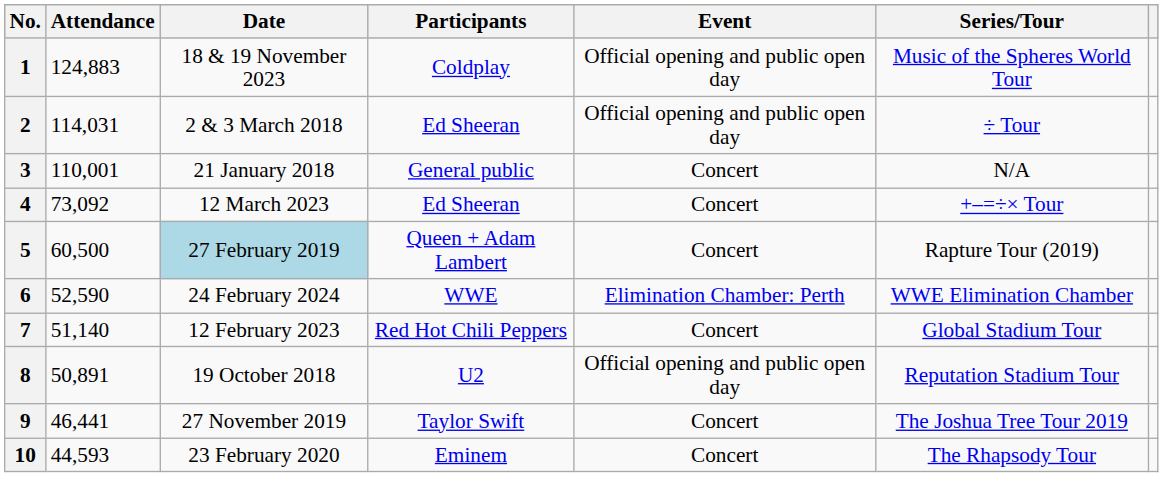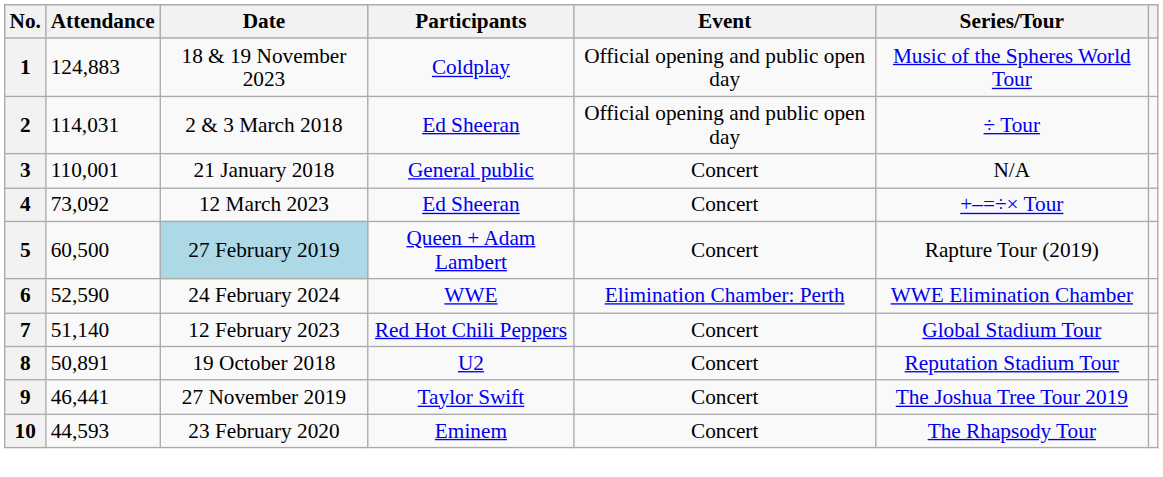(725, 375) Official opening and public open day -> (725, 363) Concert
